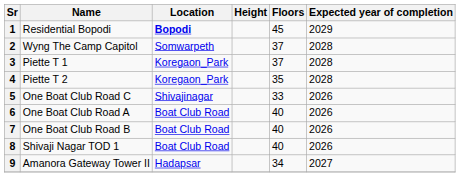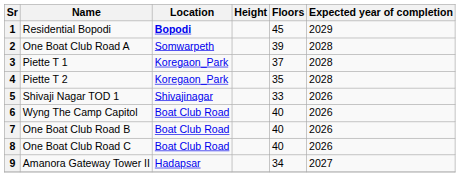(80, 46) Wyng The Camp Capitol -> (76, 46) One Boat Club Road A
(278, 46) 37 -> (278, 46) 39
(77, 96) One Boat Club Road C -> (71, 96) Shivaji Nagar TOD 1
(76, 113) One Boat Club Road A -> (80, 113) Wyng The Camp Capitol
(71, 146) Shivaji Nagar TOD 1 -> (77, 146) One Boat Club Road C
